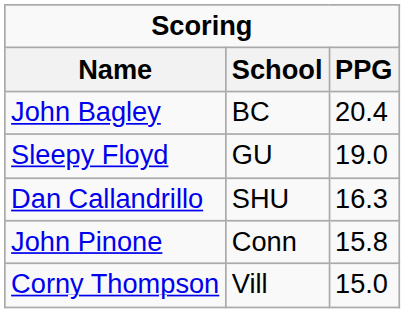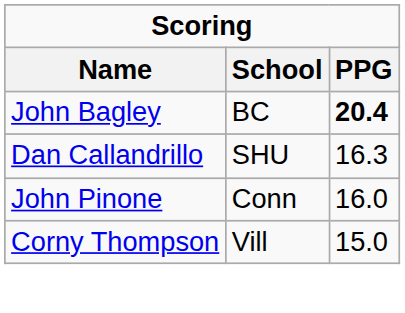(361, 112) normal -> (361, 112) bold
- row: (90, 155)
(361, 241) 15.8 -> (361, 198) 16.0
